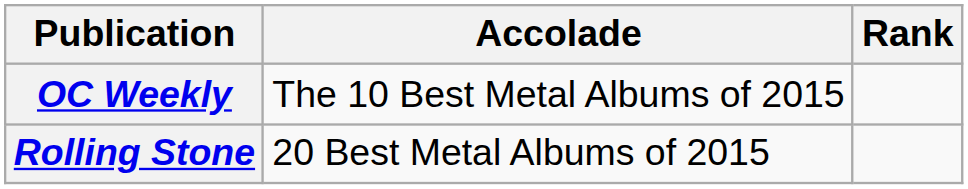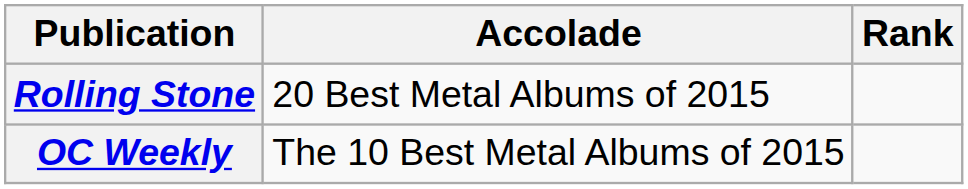rows swapped: (134, 93) <-> (134, 152)
